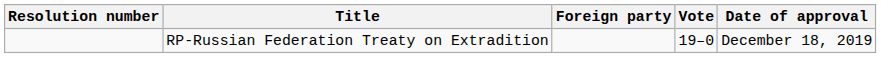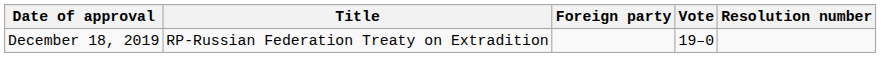columns swapped: (84, 17) <-> (797, 17)
